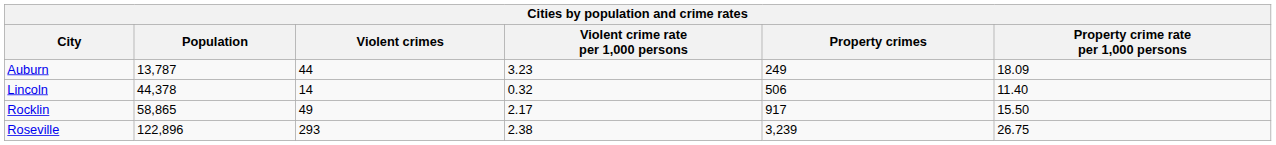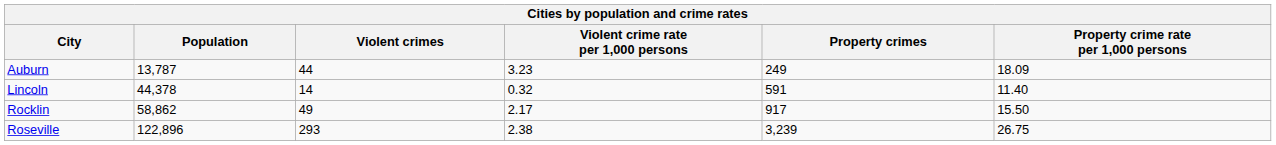(776, 89) 506 -> (776, 89) 591
(157, 110) 58,865 -> (157, 110) 58,862
